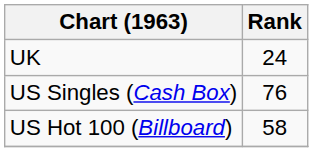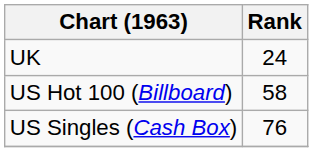rows swapped: (121, 127) <-> (124, 92)
